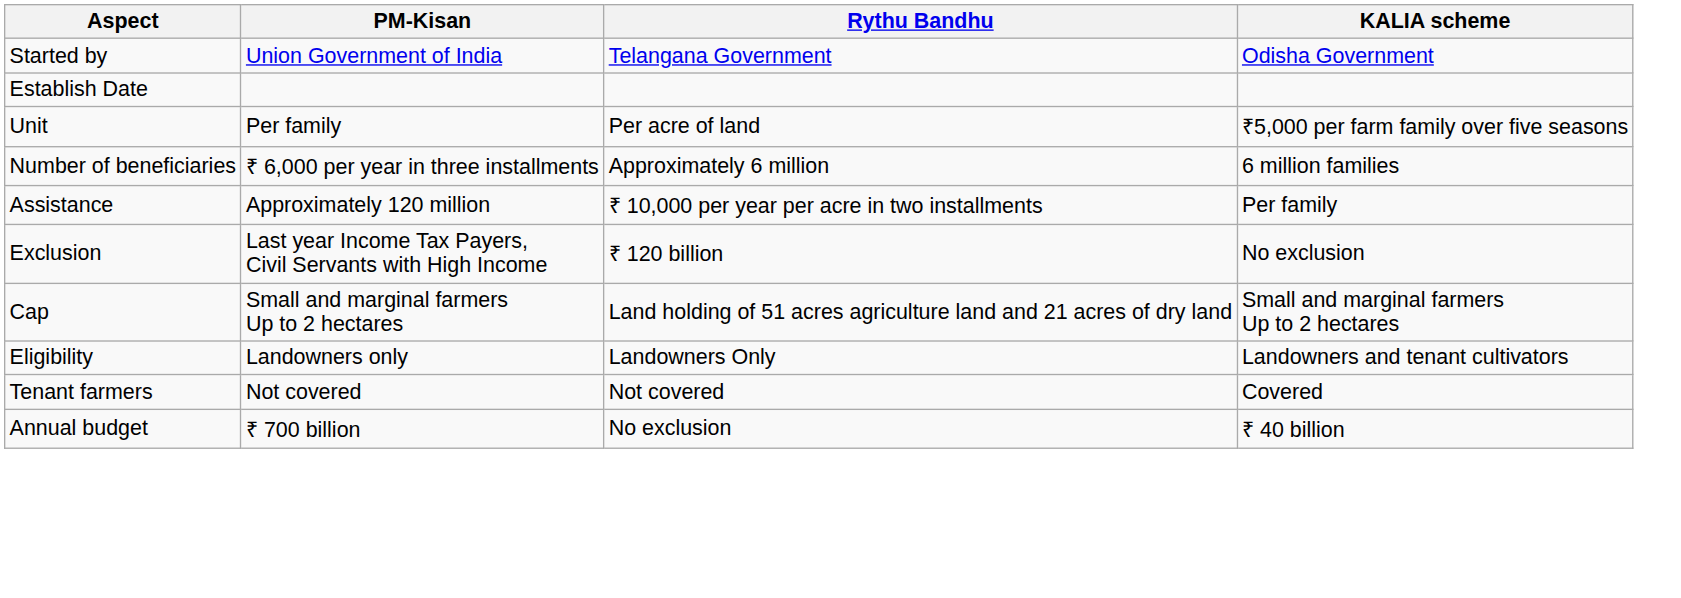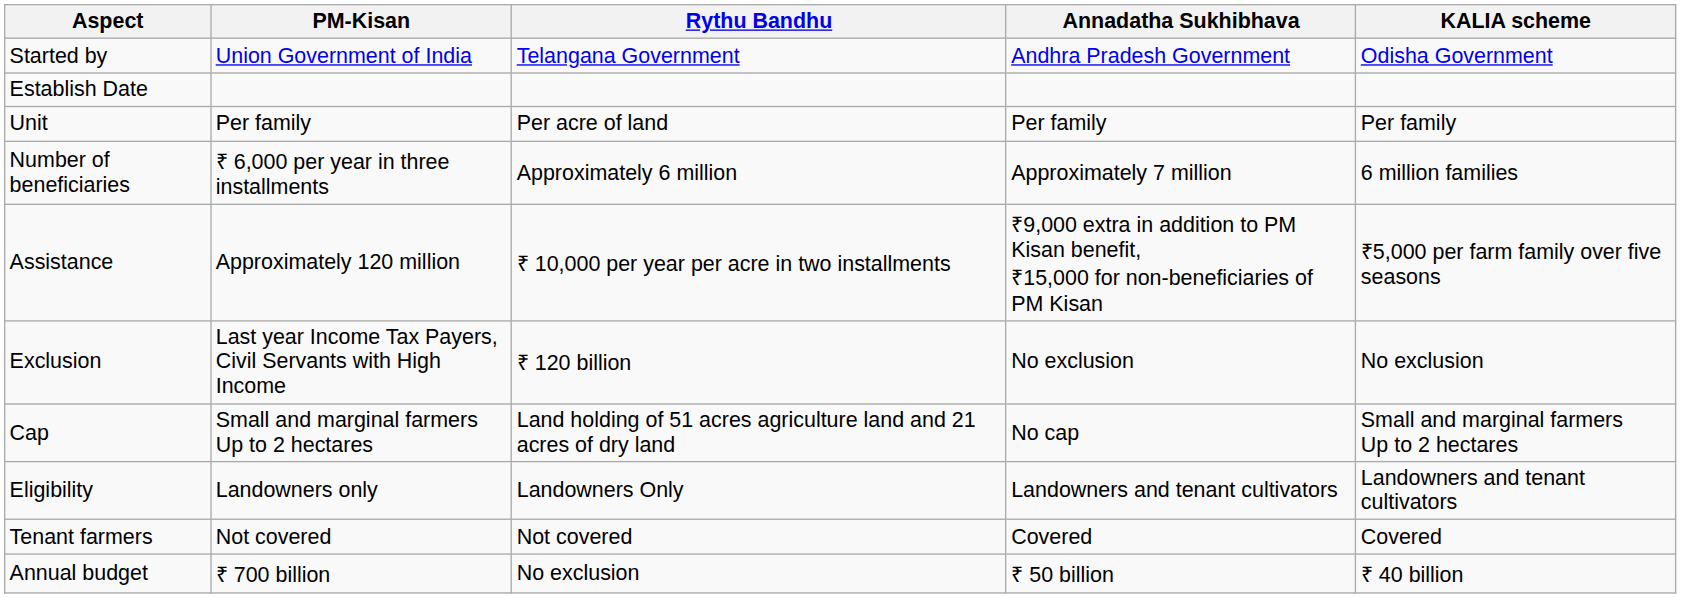+ column: (1181, 21)
(1435, 127) ₹5,000 per farm family over five seasons -> (1408, 123) Per family
(1290, 204) Per family -> (1511, 264) ₹5,000 per farm family over five seasons
